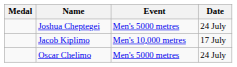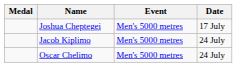(213, 26) 24 July -> (212, 26) 17 July
(149, 41) Men's 10,000 metres -> (150, 41) Men's 5000 metres
(213, 41) 17 July -> (212, 41) 24 July
